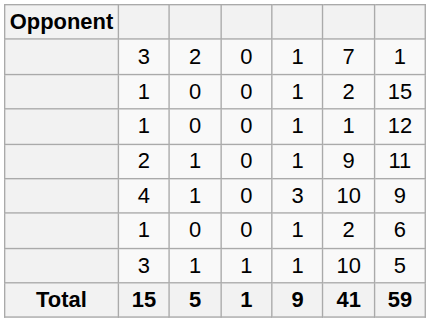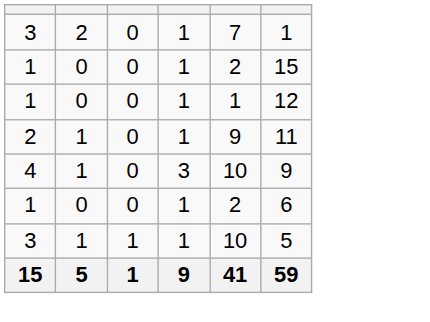- column: (61, 21)
